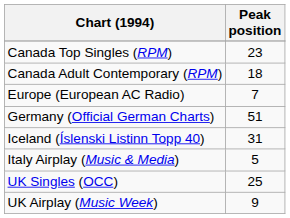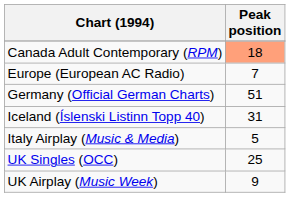- row: (90, 52)
(255, 73) no background -> (255, 52) lightsalmon background
